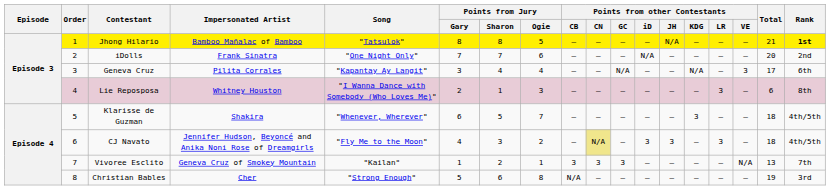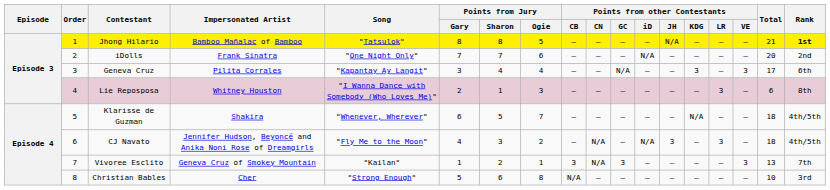(696, 70) N/A -> (696, 70) 3
(696, 116) 3 -> (696, 116) N/A
(598, 142) khaki background -> (598, 142) no background
(647, 142) 3 -> (647, 142) N/A
(598, 162) 3 -> (598, 162) N/A
(745, 162) N/A -> (745, 162) 3
(771, 177) 19 -> (771, 177) 10
